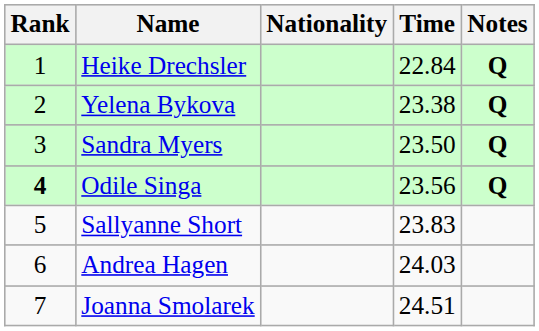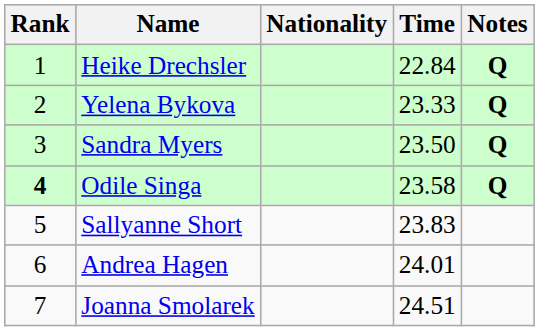(427, 104) 23.38 -> (427, 104) 23.33
(427, 184) 23.56 -> (427, 184) 23.58
(427, 265) 24.03 -> (427, 265) 24.01
